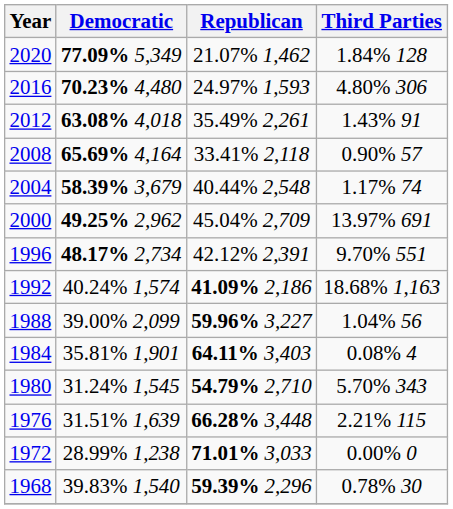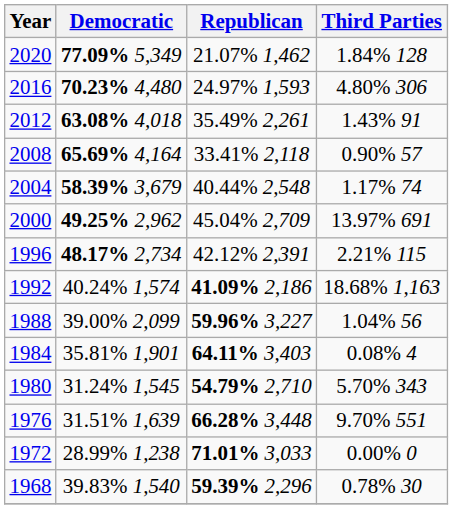(382, 253) 9.70% 551 -> (382, 253) 2.21% 115
(382, 420) 2.21% 115 -> (382, 420) 9.70% 551
